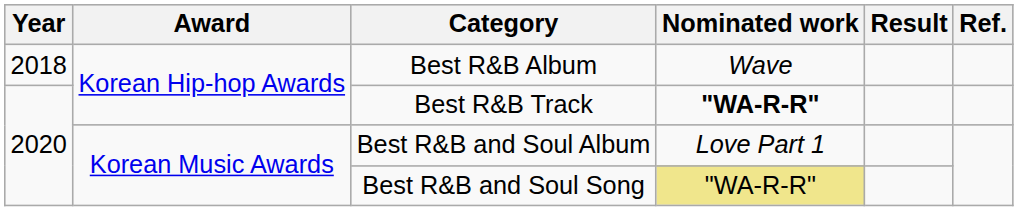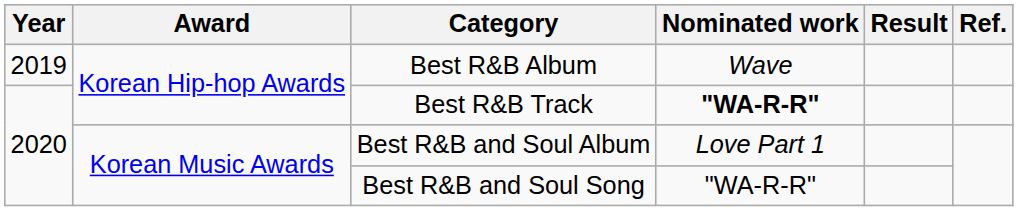(39, 64) 2018 -> (39, 64) 2019
(760, 184) khaki background -> (760, 184) no background
